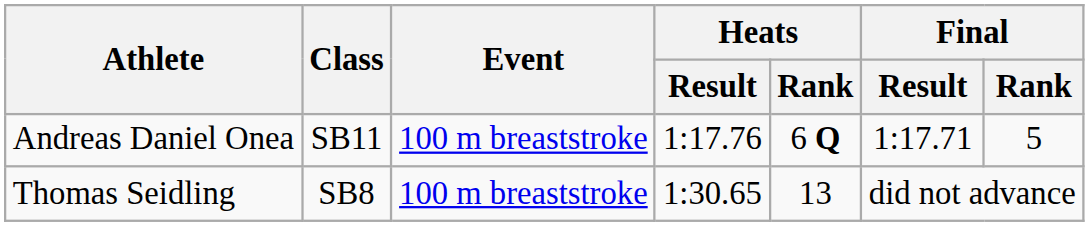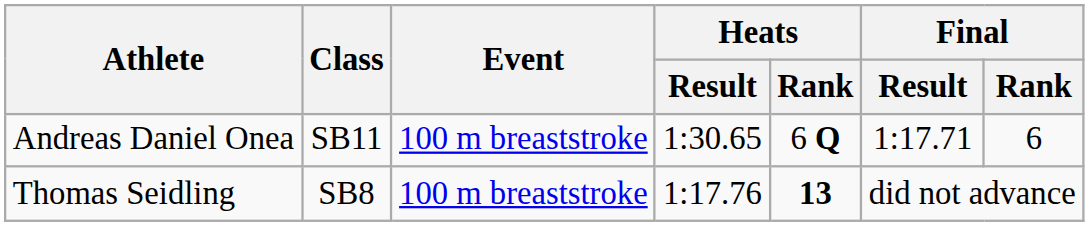(712, 139) 1:17.76 -> (712, 139) 1:30.65
(1034, 139) 5 -> (1034, 139) 6
(712, 193) 1:30.65 -> (712, 193) 1:17.76
(815, 193) normal -> (815, 193) bold
